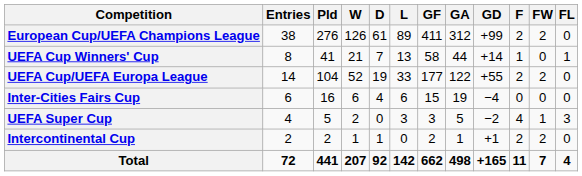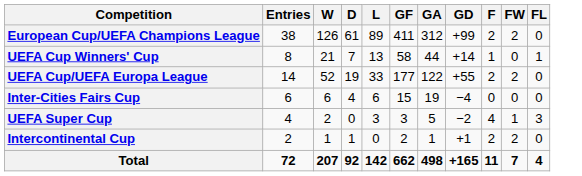- column: (327, 14)
